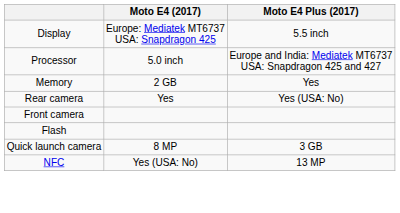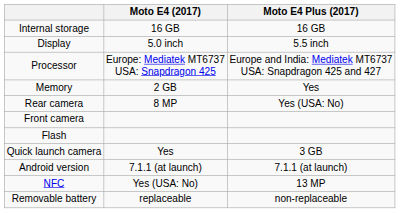+ row: (54, 28)
(165, 34) Europe: Mediatek MT6737 USA: Snapdragon 425 -> (165, 44) 5.0 inch
(165, 61) 5.0 inch -> (165, 66) Europe: Mediatek MT6737 USA: Snapdragon 425
(165, 99) Yes -> (165, 103) 8 MP
(165, 147) 8 MP -> (165, 151) Yes
+ row: (54, 167)
+ row: (54, 199)
